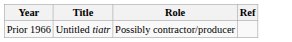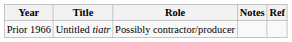+ column: (252, 12)
